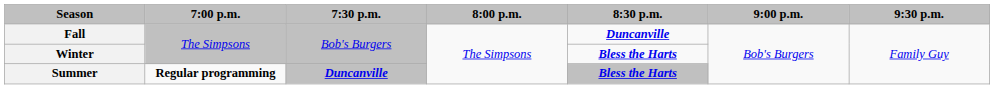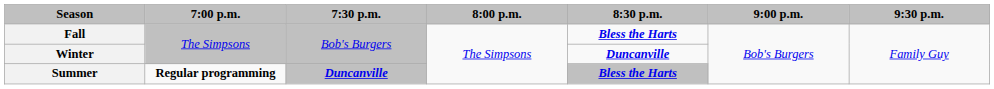(638, 34) Duncanville -> (638, 34) Bless the Harts
(638, 53) Bless the Harts -> (638, 53) Duncanville
